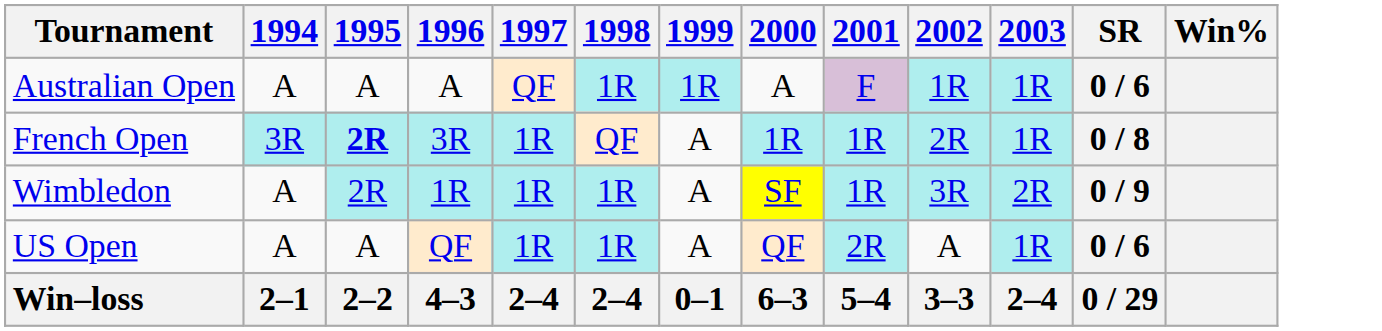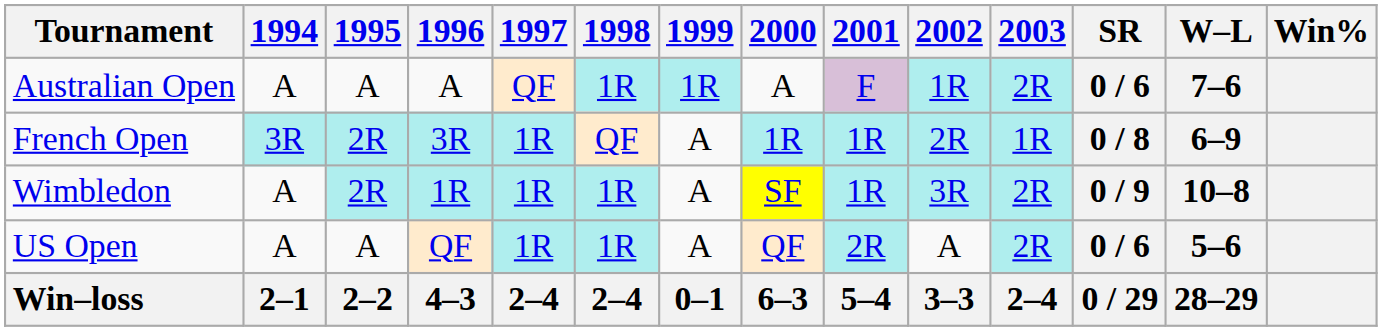+ column: (1216, 31)
(1032, 84) 1R -> (1032, 84) 2R
(367, 138) bold -> (367, 138) normal
(1032, 245) 1R -> (1032, 245) 2R
